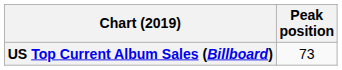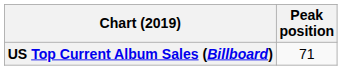(307, 53) 73 -> (307, 53) 71
